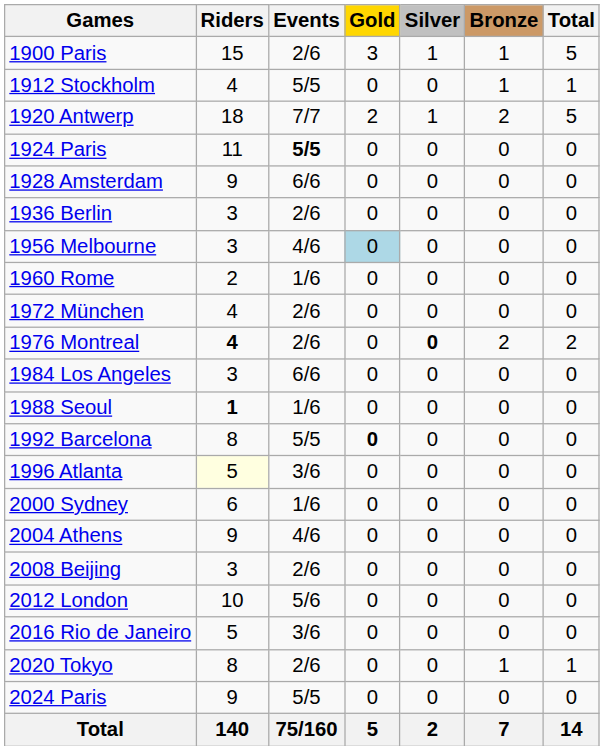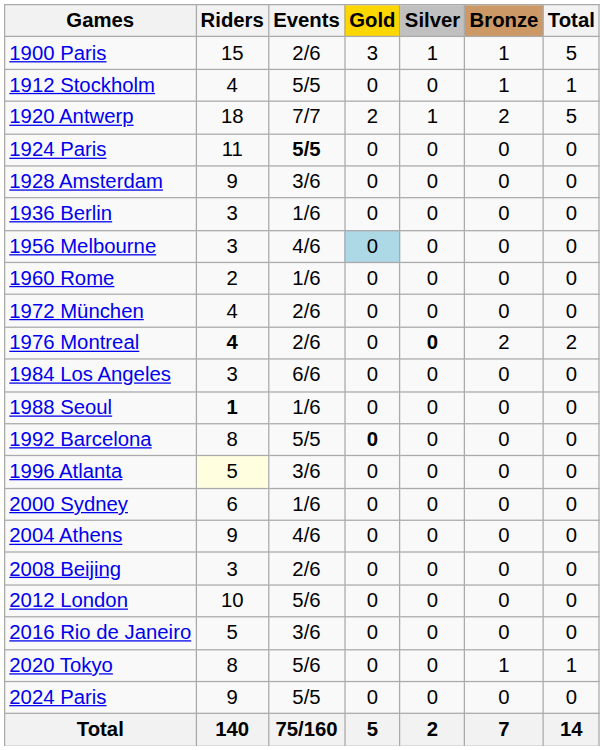(306, 181) 6/6 -> (306, 181) 3/6
(306, 213) 2/6 -> (306, 213) 1/6
(306, 665) 2/6 -> (306, 665) 5/6
